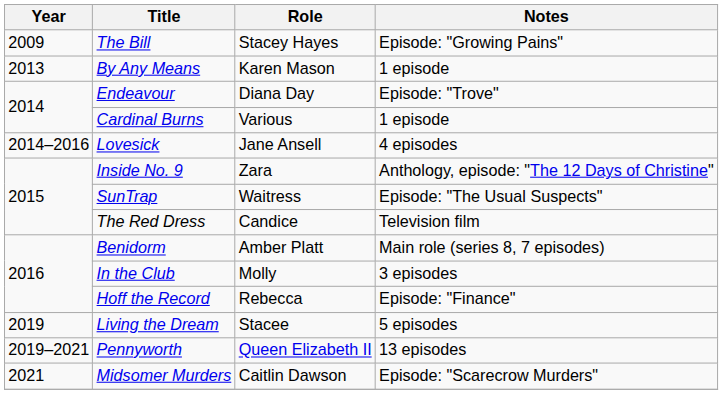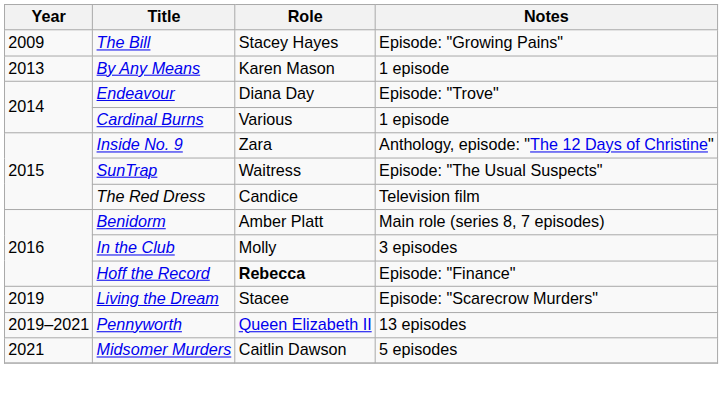- row: (128, 145)
(271, 299) normal -> (272, 273) bold
(418, 324) 5 episodes -> (489, 299) Episode: "Scarecrow Murders"
(489, 376) Episode: "Scarecrow Murders" -> (418, 350) 5 episodes
